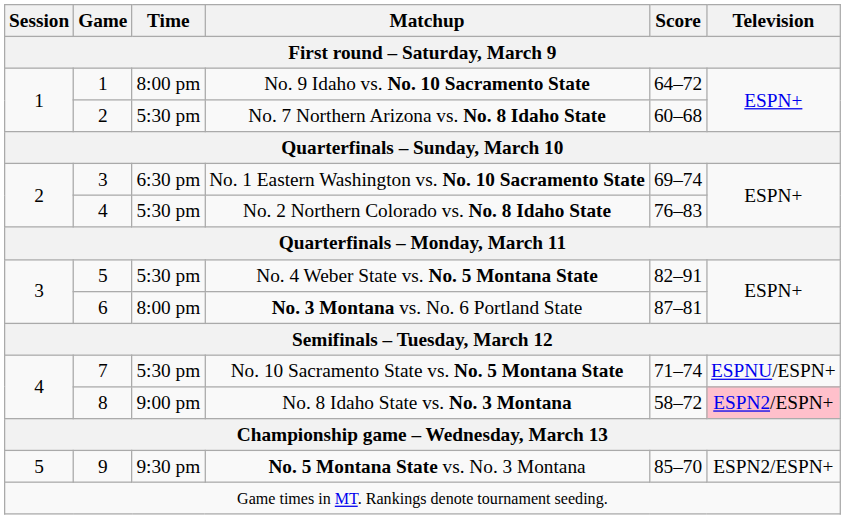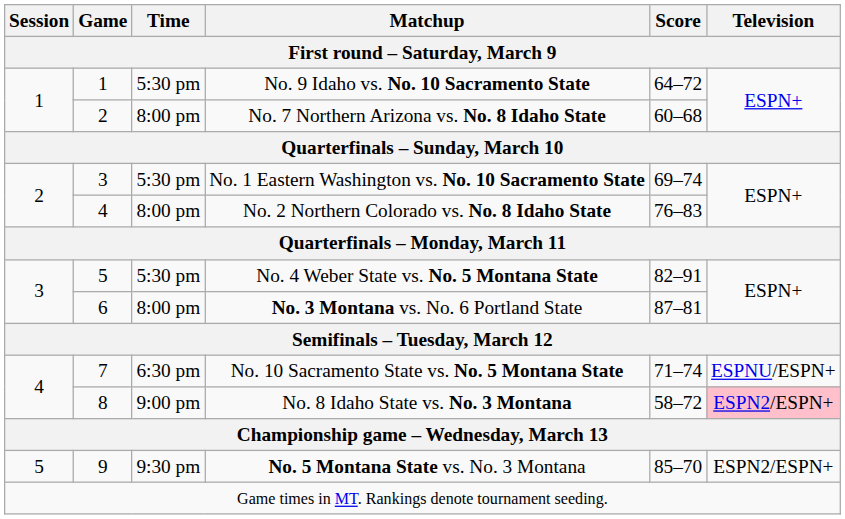(168, 84) 8:00 pm -> (168, 84) 5:30 pm
(168, 116) 5:30 pm -> (168, 116) 8:00 pm
(168, 179) 6:30 pm -> (168, 179) 5:30 pm
(168, 211) 5:30 pm -> (168, 211) 8:00 pm
(168, 370) 5:30 pm -> (168, 370) 6:30 pm
